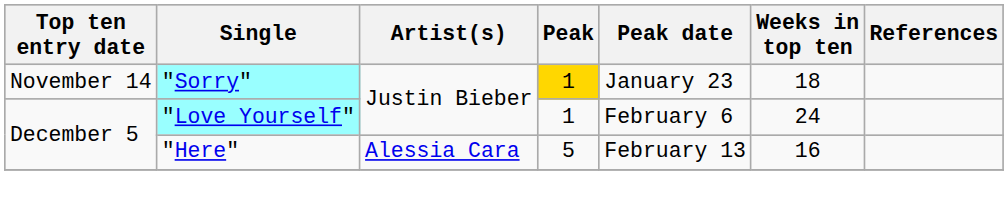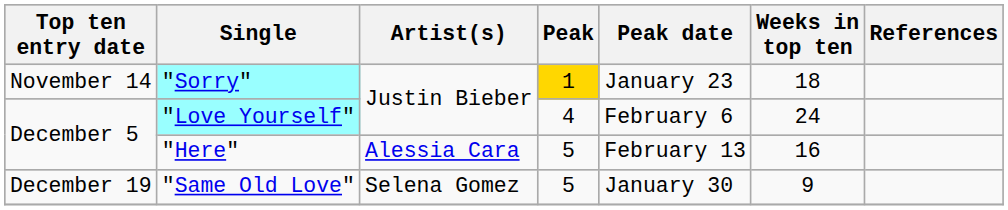(568, 117) 1 -> (568, 117) 4
+ row: (258, 187)
